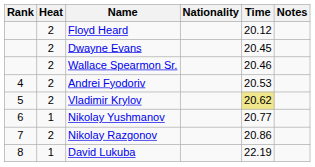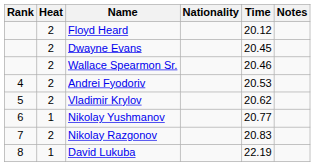(258, 100) khaki background -> (258, 100) no background
(258, 135) 20.86 -> (258, 135) 20.83
